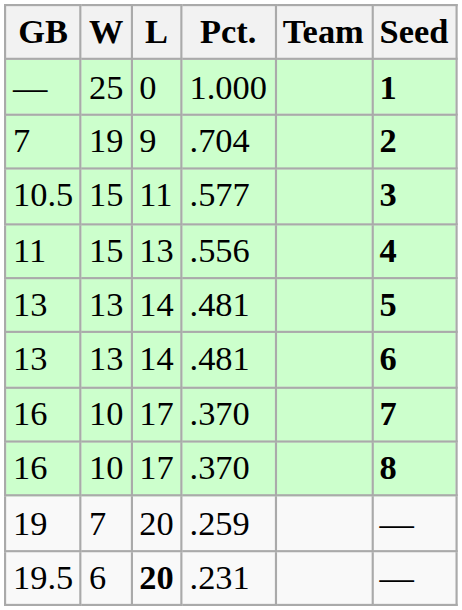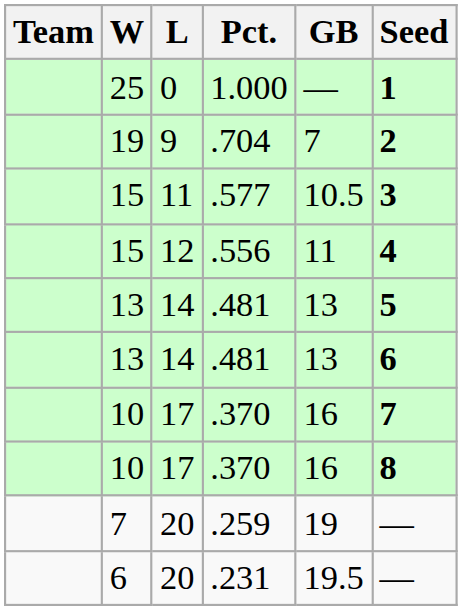columns swapped: (323, 31) <-> (43, 31)
(157, 250) 13 -> (177, 250) 12
(157, 577) bold -> (177, 577) normal
